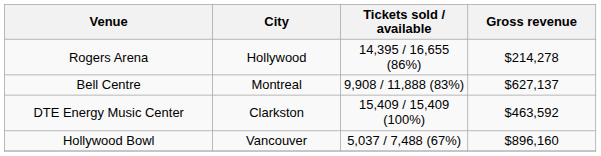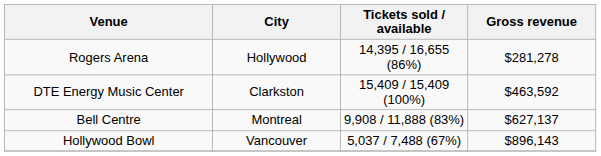(532, 57) $214,278 -> (532, 57) $281,278
rows swapped: (109, 85) <-> (109, 112)
(532, 140) $896,160 -> (532, 140) $896,143
